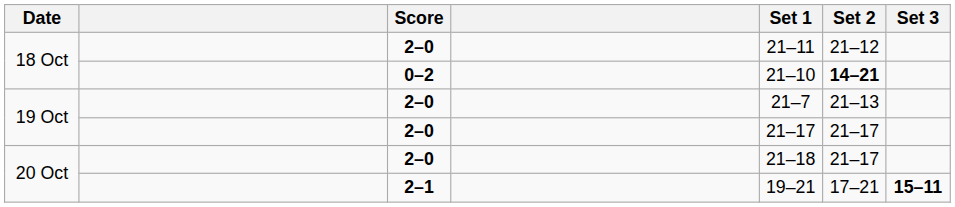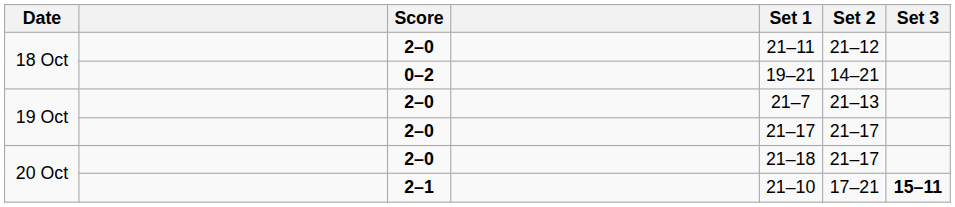(791, 74) 21–10 -> (791, 74) 19–21
(854, 74) bold -> (854, 74) normal
(791, 187) 19–21 -> (791, 187) 21–10
